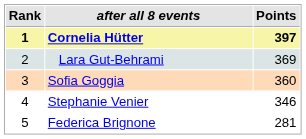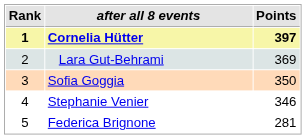(285, 80) 360 -> (285, 80) 350
